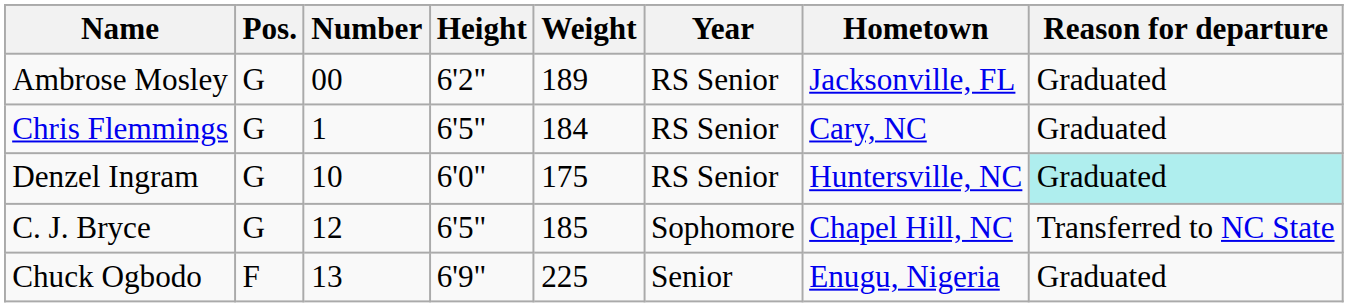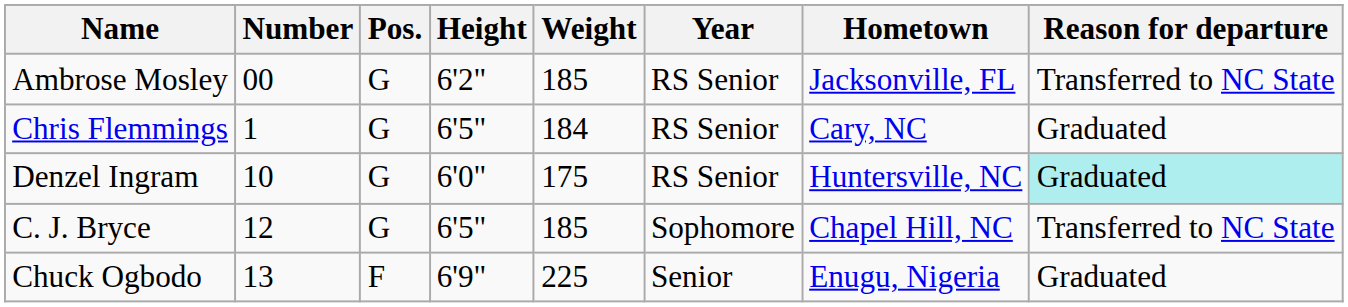columns swapped: (367, 29) <-> (270, 29)
(565, 78) 189 -> (565, 78) 185
(1102, 78) Graduated -> (1186, 78) Transferred to NC State
